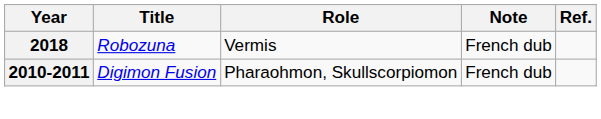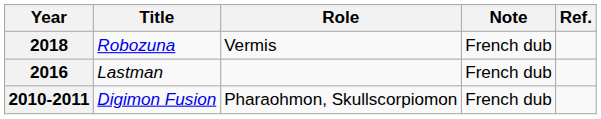+ row: (49, 72)
